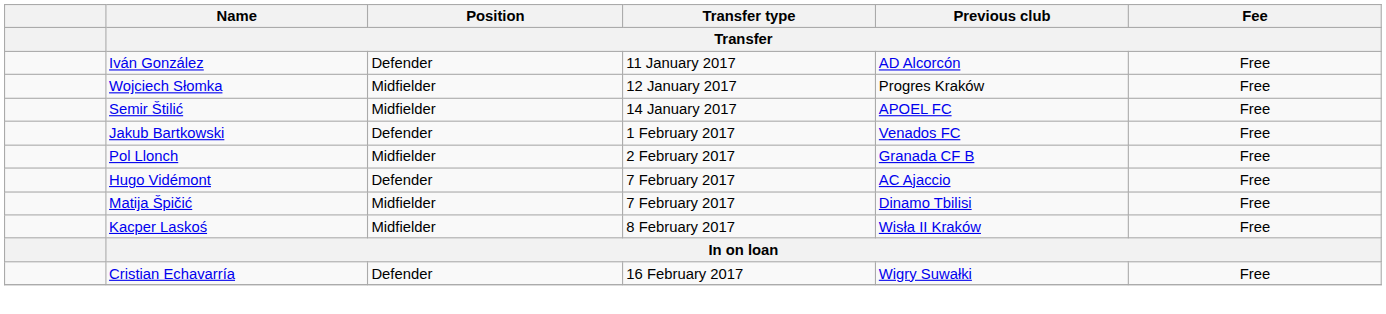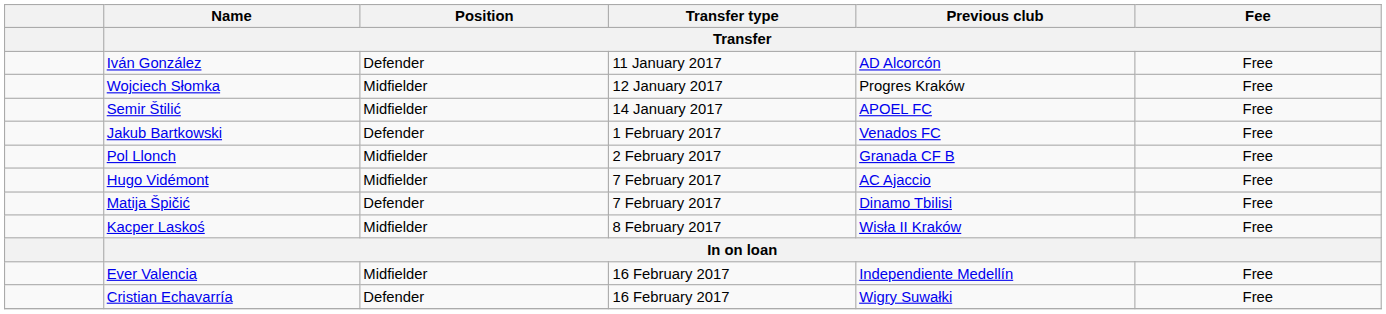(402, 179) Defender -> (395, 179) Midfielder
(404, 203) Midfielder -> (394, 203) Defender
+ row: (152, 273)
